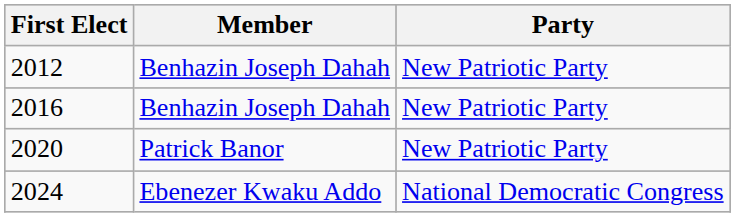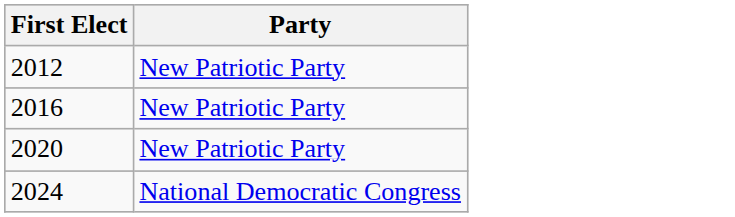- column: (265, 25)
